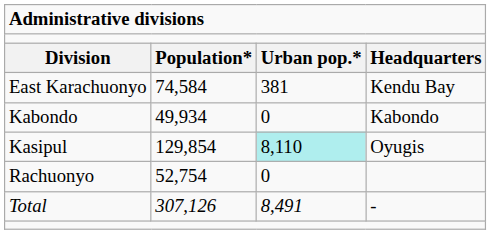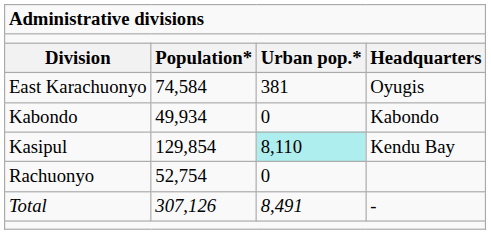(413, 87) Kendu Bay -> (397, 87) Oyugis
(397, 146) Oyugis -> (413, 146) Kendu Bay
